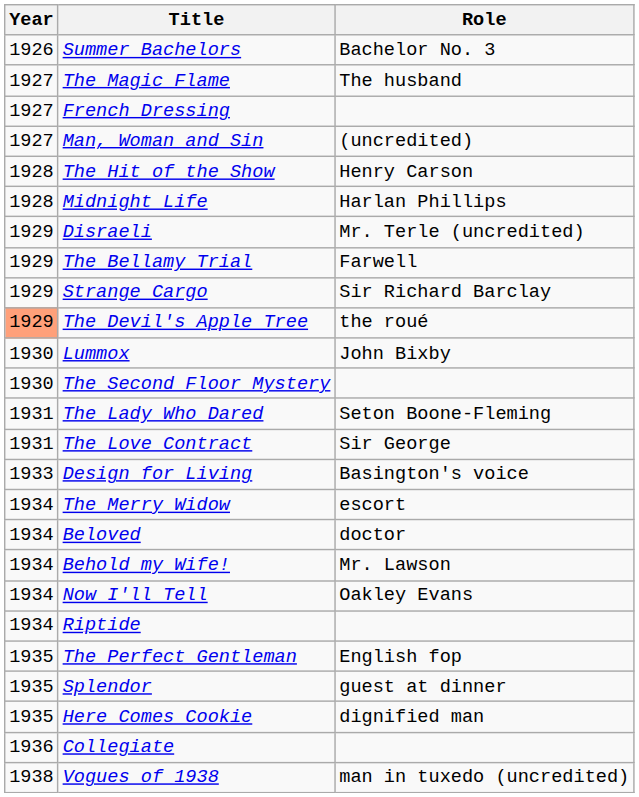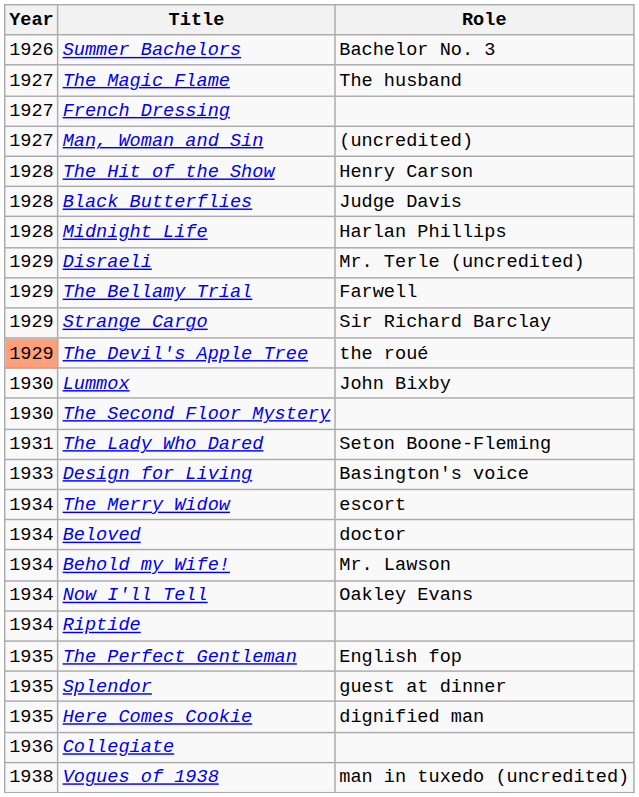+ row: (157, 202)
- row: (157, 444)
